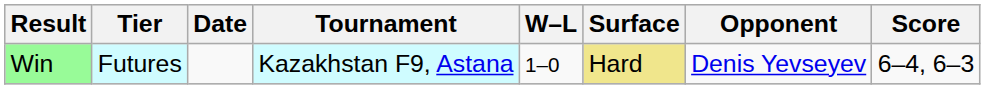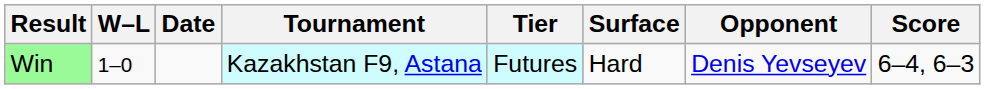columns swapped: (551, 24) <-> (140, 24)
(616, 63) khaki background -> (616, 63) no background
